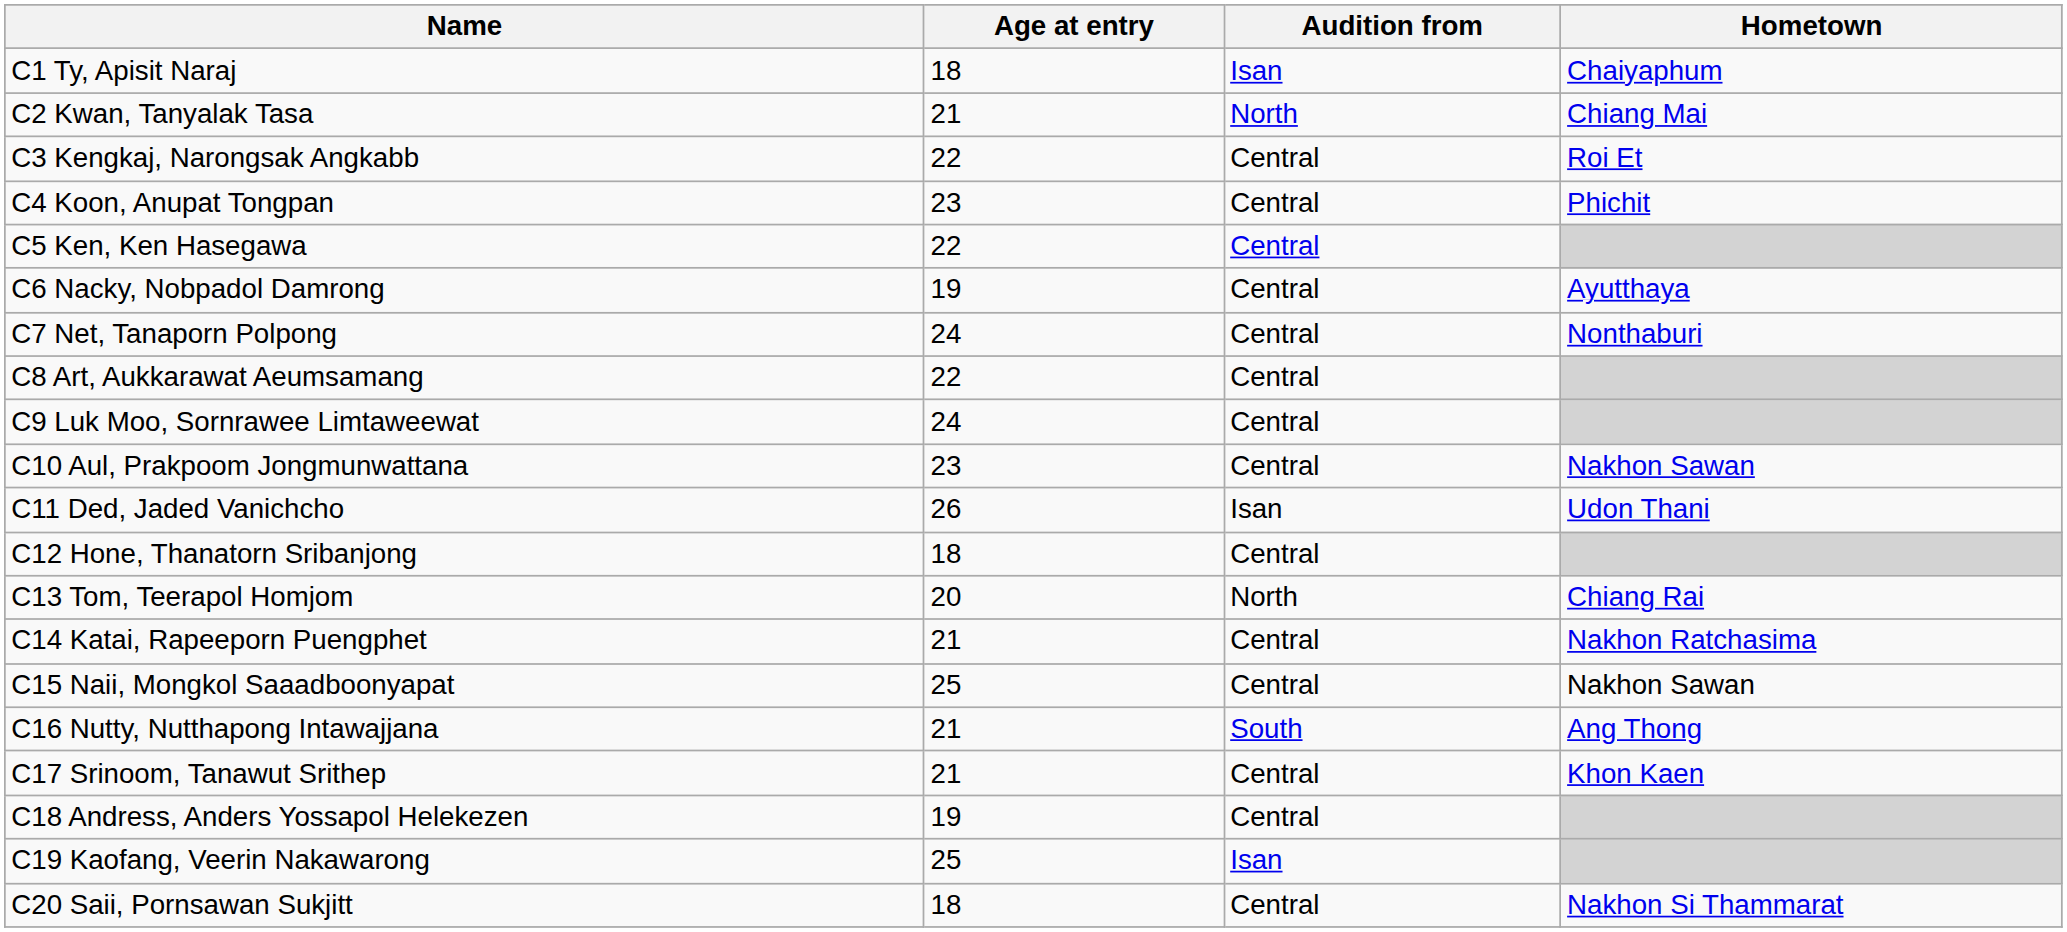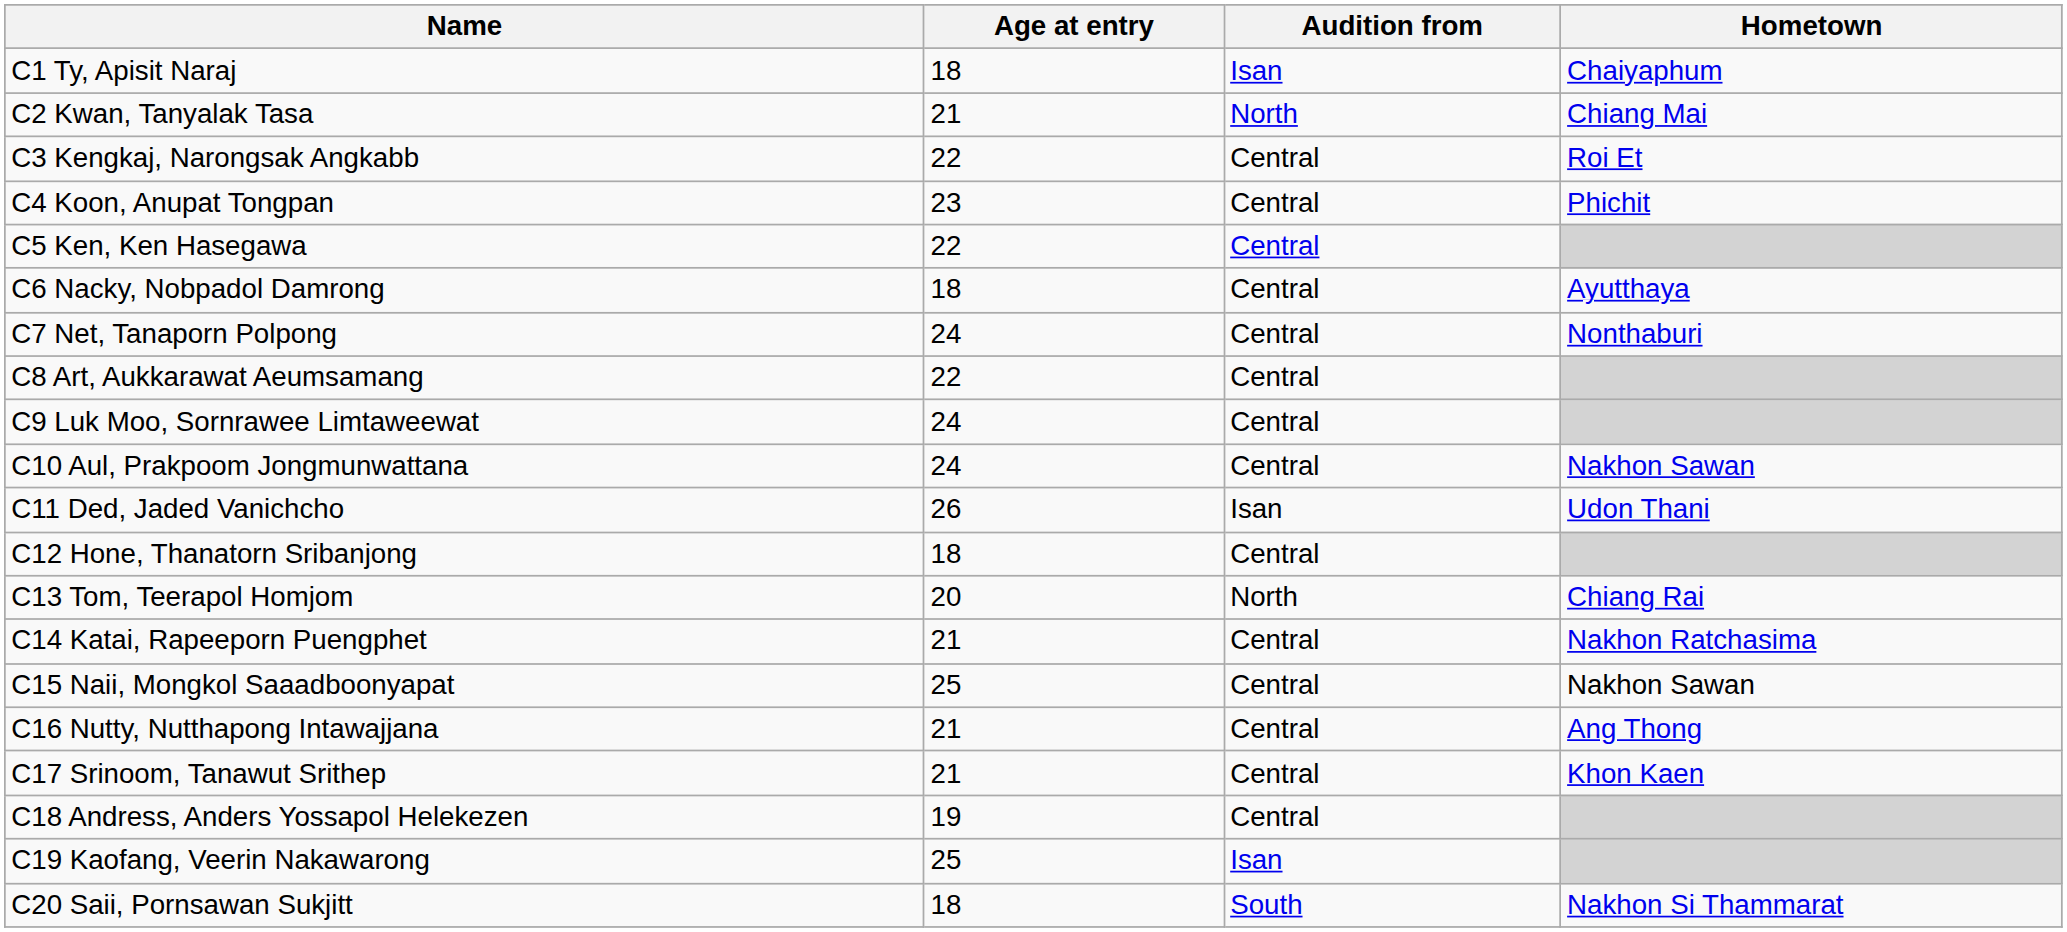(946, 289) 19 -> (946, 289) 18
(946, 465) 23 -> (946, 465) 24
(1266, 728) South -> (1275, 728) Central
(1275, 904) Central -> (1266, 904) South
